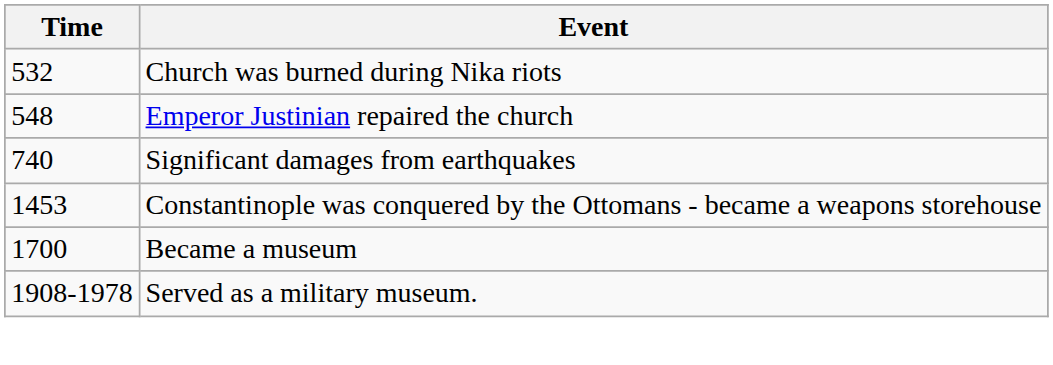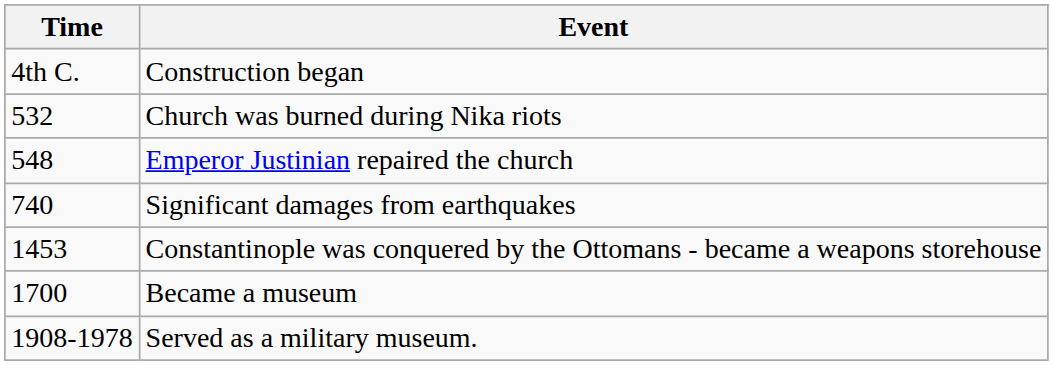+ row: (255, 71)
